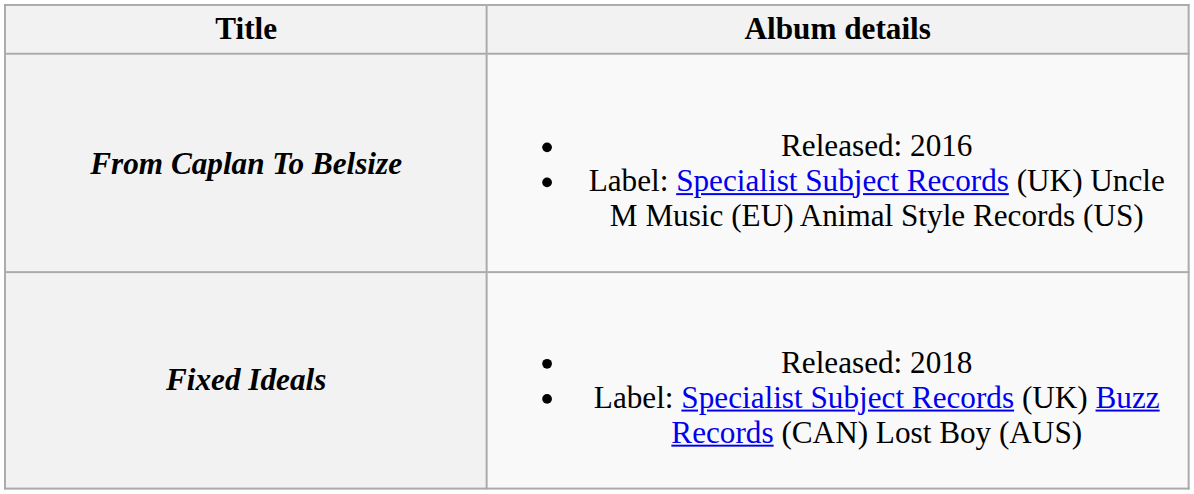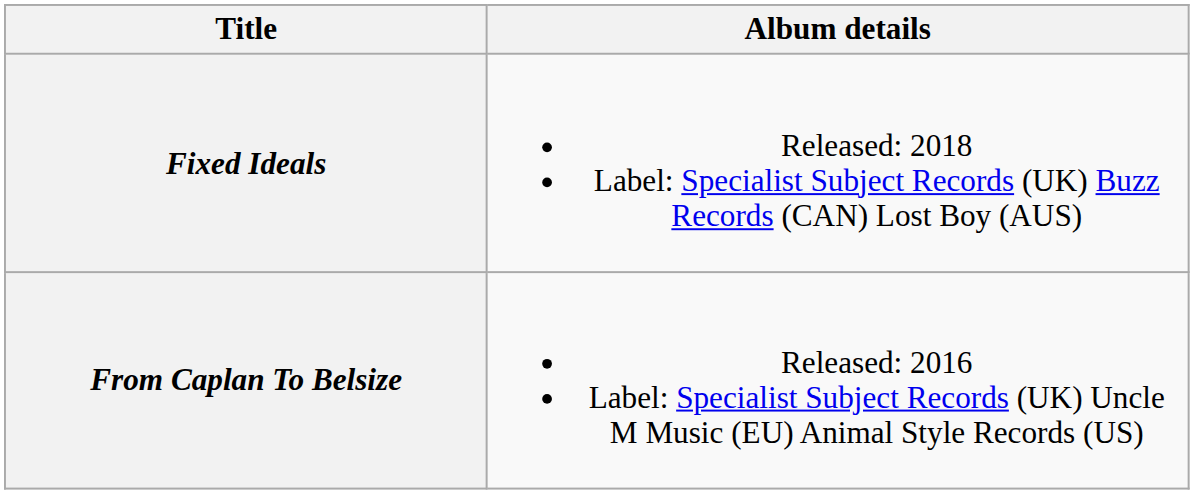rows swapped: (246, 162) <-> (246, 379)
